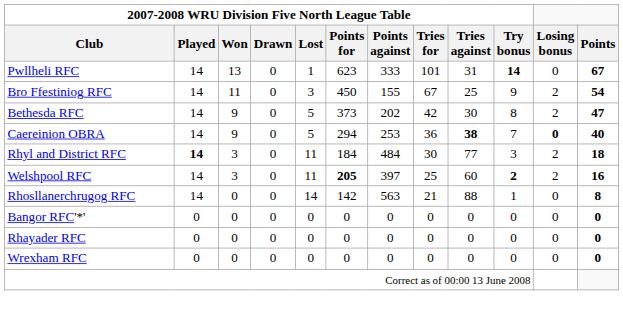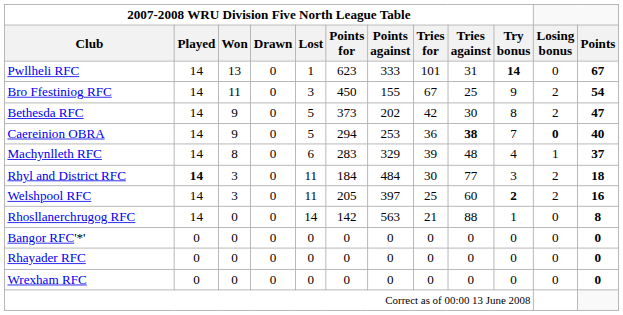+ row: (55, 154)
(347, 175) bold -> (347, 196) normal
